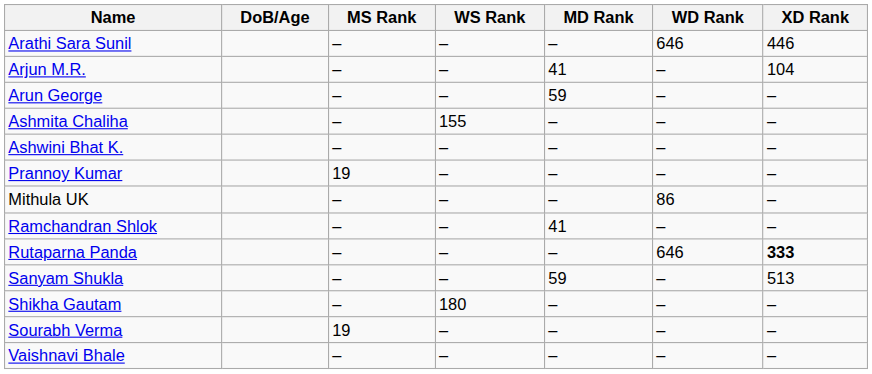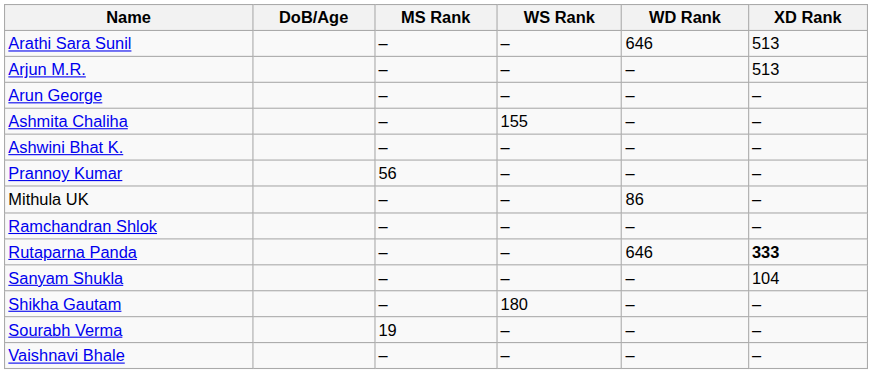- column: (598, 18)
(781, 44) 446 -> (766, 44) 513
(781, 70) 104 -> (766, 70) 513
(341, 174) 19 -> (388, 174) 56
(781, 278) 513 -> (766, 278) 104
